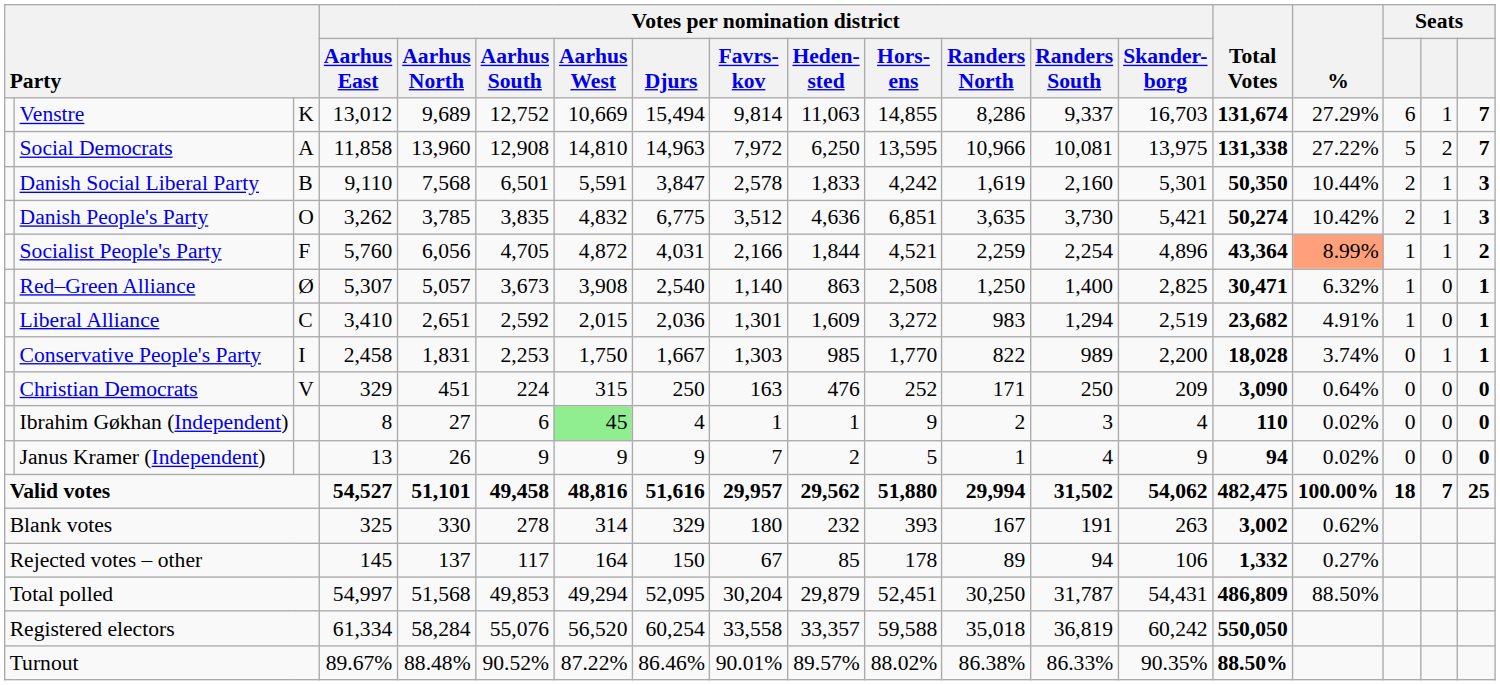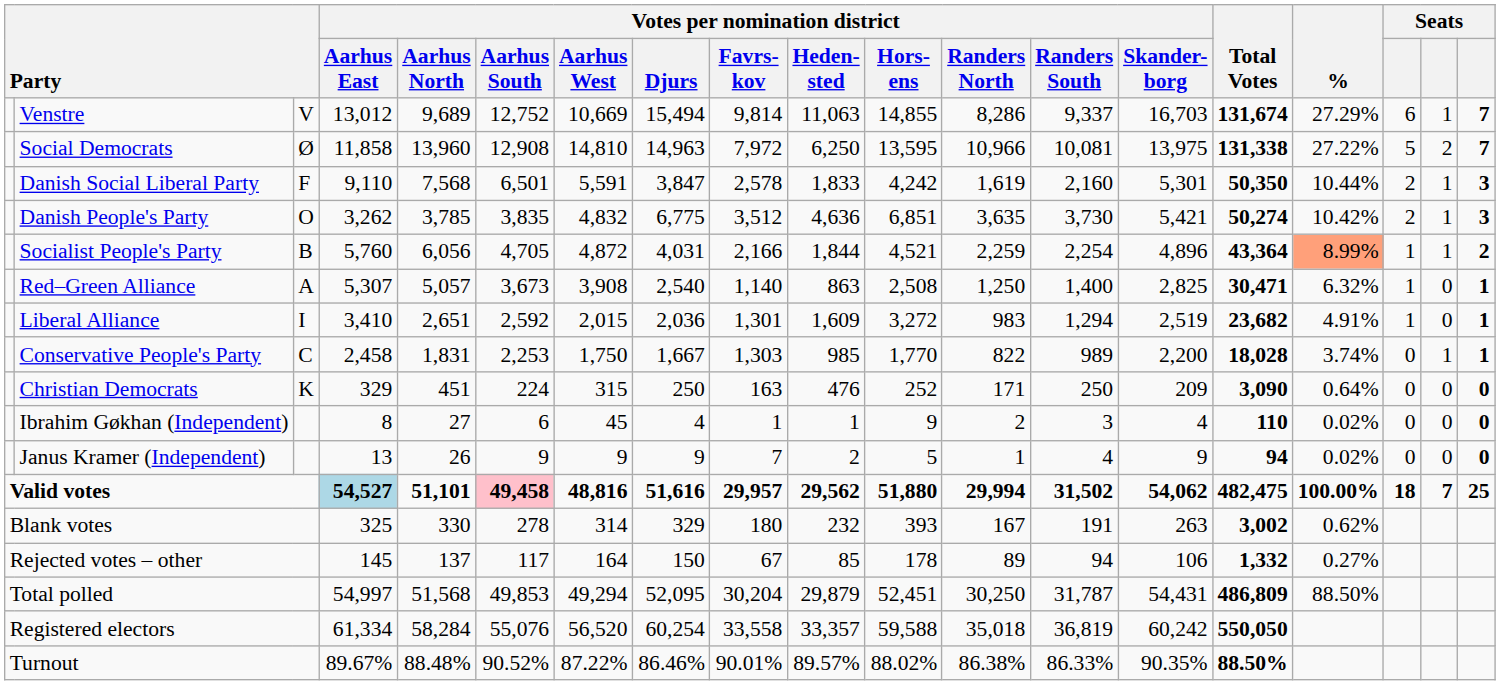(306, 114) K -> (306, 114) V
(306, 148) A -> (306, 148) Ø
(305, 182) B -> (304, 182) F
(304, 251) F -> (305, 251) B
(306, 285) Ø -> (306, 285) A
(305, 319) C -> (302, 319) I
(302, 354) I -> (305, 354) C
(306, 388) V -> (306, 388) K
(617, 422) lightgreen background -> (617, 422) no background
(363, 491) no background -> (363, 491) lightblue background
(519, 491) no background -> (519, 491) pink background
